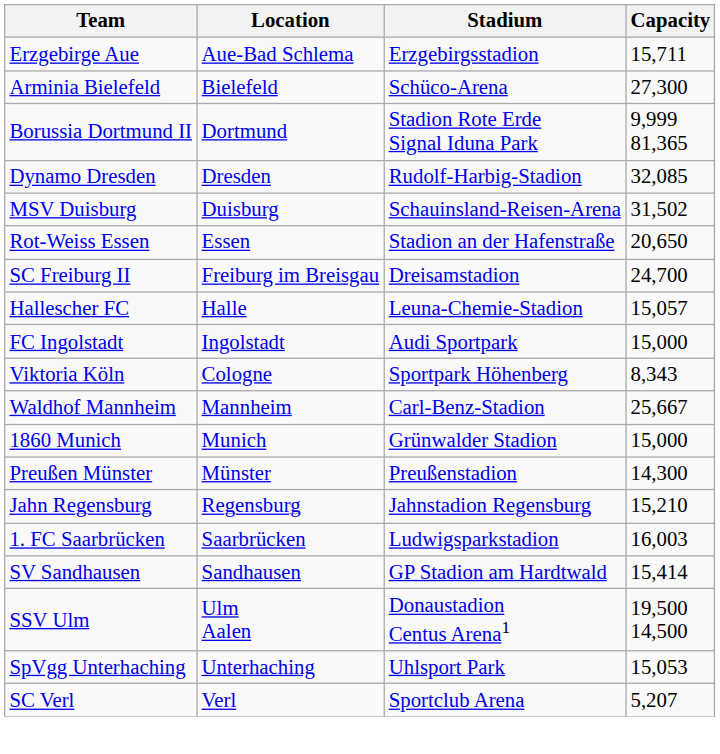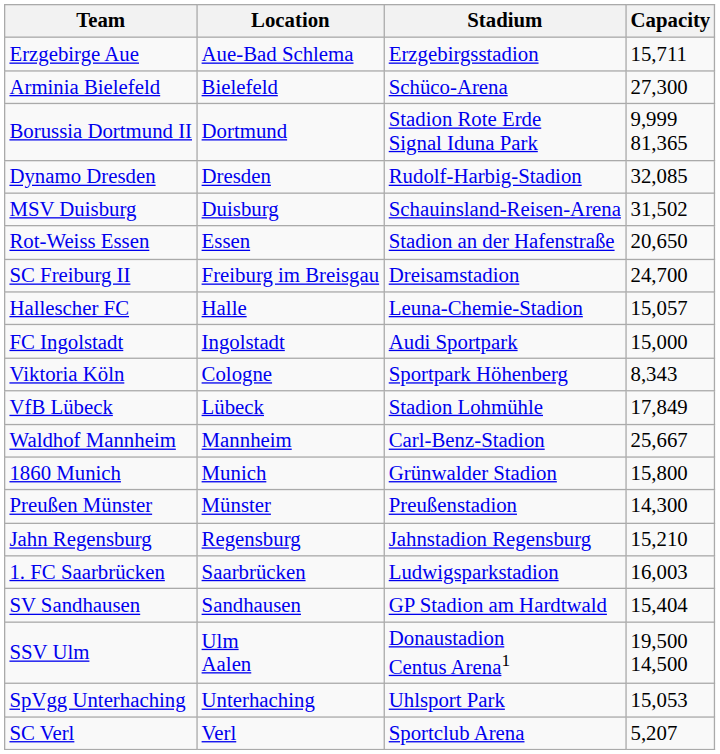+ row: (61, 407)
(659, 440) 15,000 -> (659, 473) 15,800
(659, 572) 15,414 -> (659, 605) 15,404
